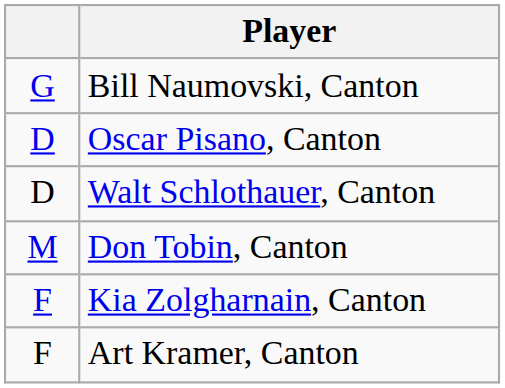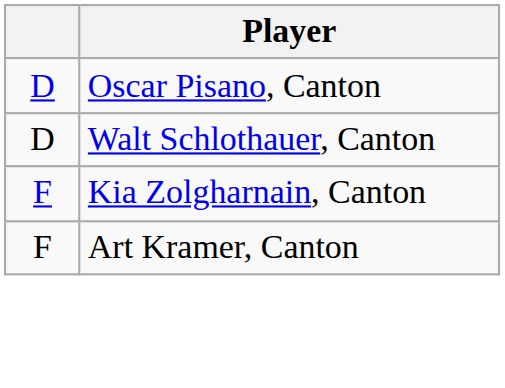- row: (253, 85)
- row: (218, 246)
